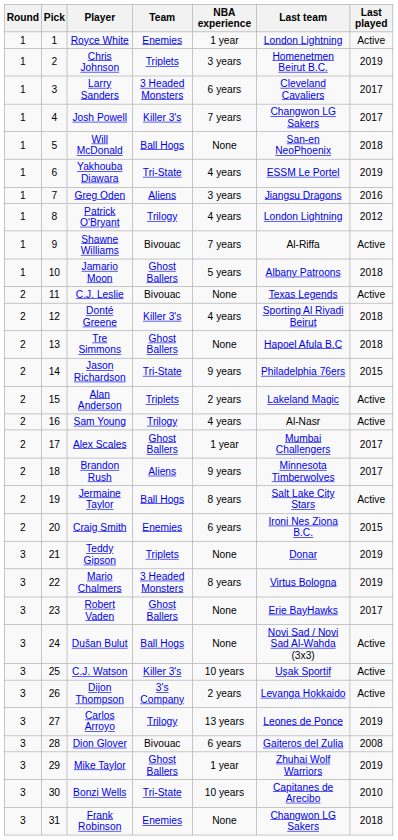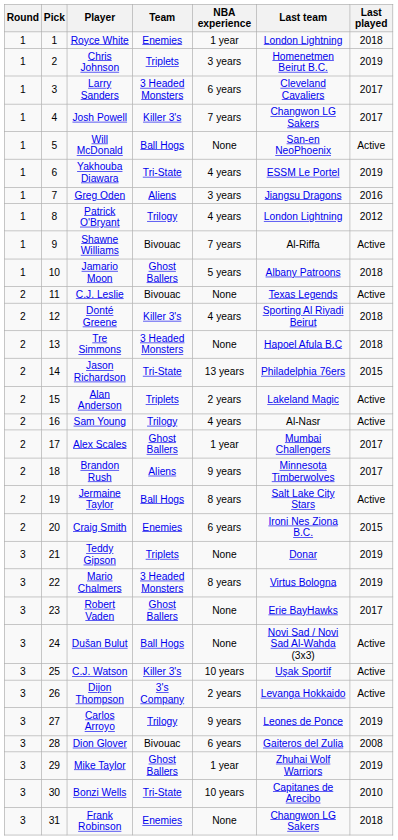(371, 40) Active -> (371, 40) 2018
(371, 145) 2018 -> (371, 145) Active
(162, 344) Ghost Ballers -> (162, 344) 3 Headed Monsters
(224, 372) 9 years -> (224, 372) 13 years
(224, 721) 13 years -> (224, 721) 9 years
